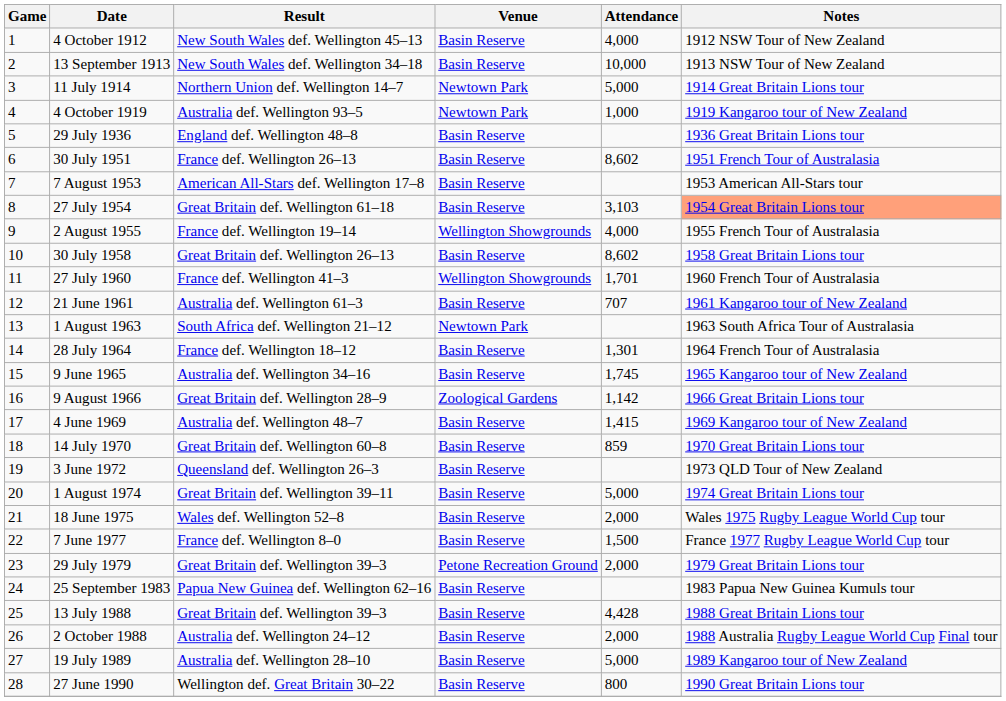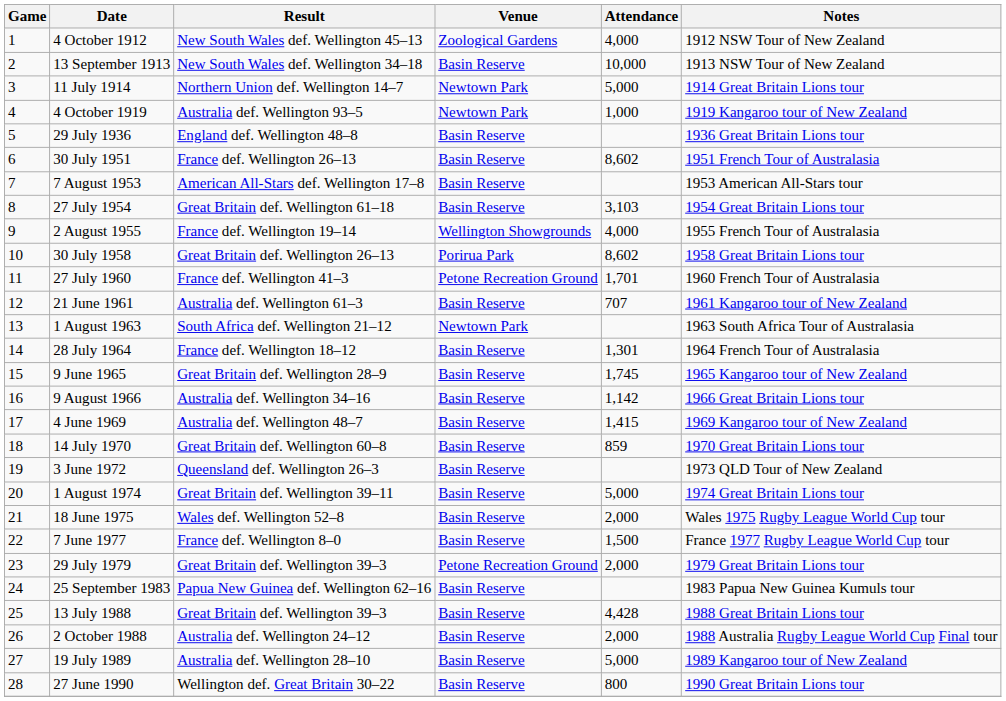(481, 40) Basin Reserve -> (498, 40) Zoological Gardens
(775, 207) lightsalmon background -> (775, 207) no background
(481, 254) Basin Reserve -> (476, 254) Porirua Park
(515, 278) Wellington Showgrounds -> (518, 278) Petone Recreation Ground
(274, 374) Australia def. Wellington 34–16 -> (282, 374) Great Britain def. Wellington 28–9
(282, 398) Great Britain def. Wellington 28–9 -> (274, 398) Australia def. Wellington 34–16
(498, 398) Zoological Gardens -> (481, 398) Basin Reserve
